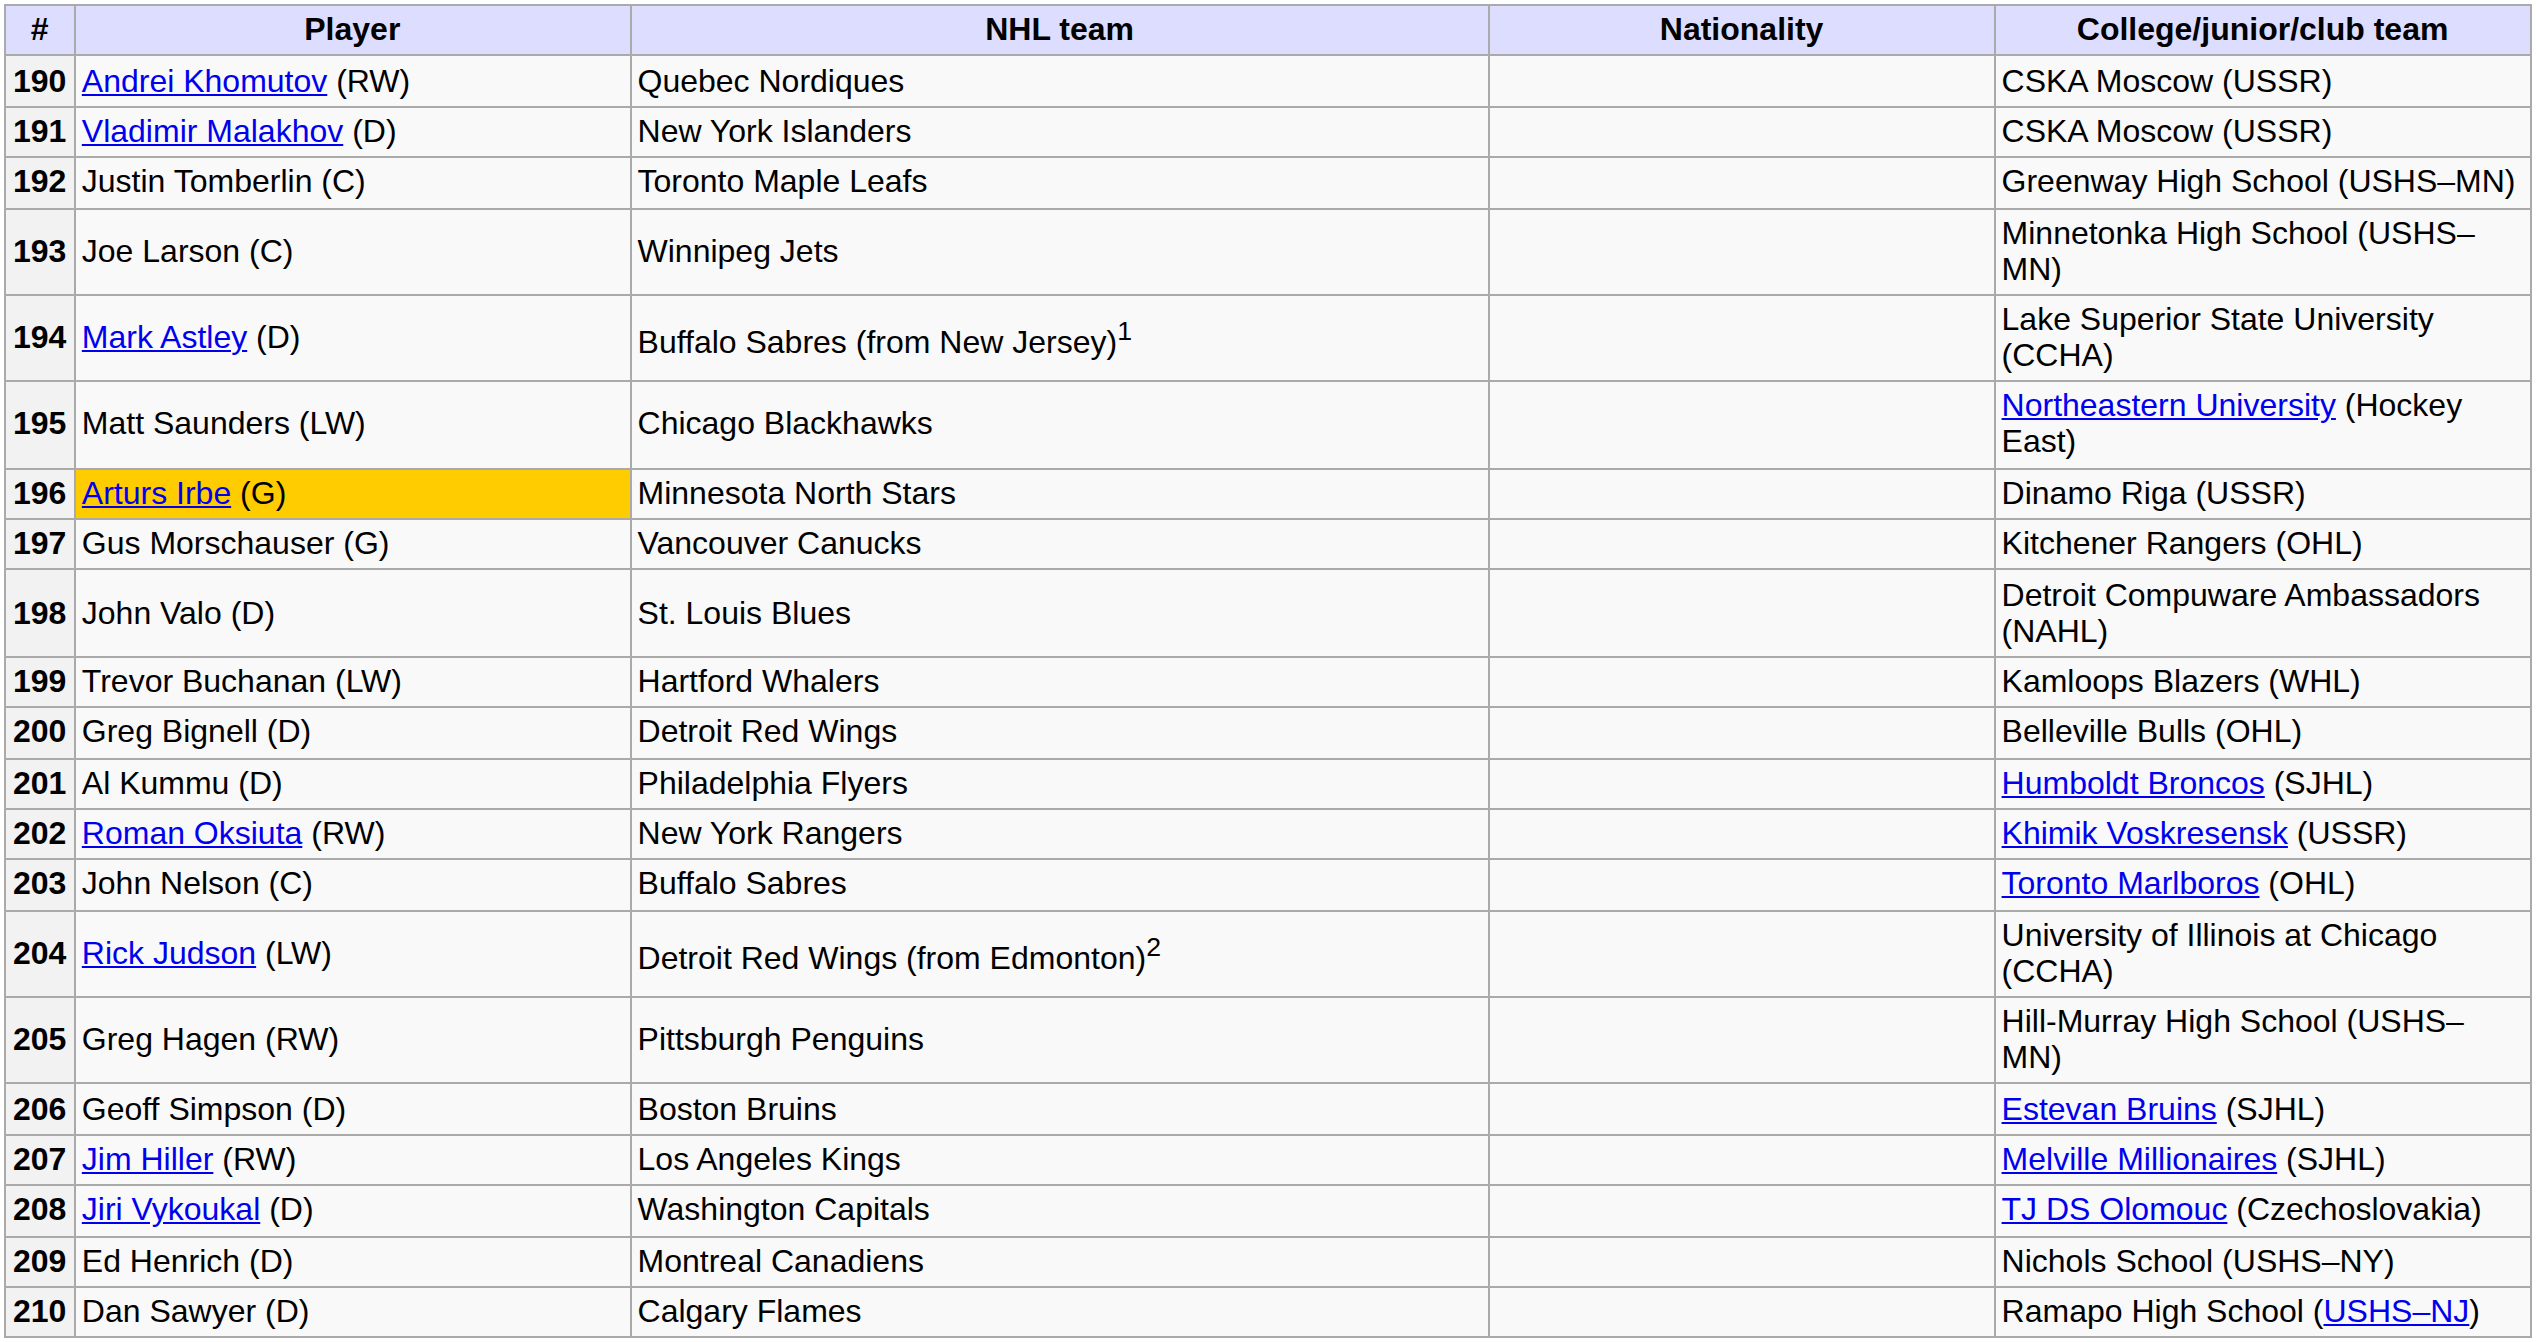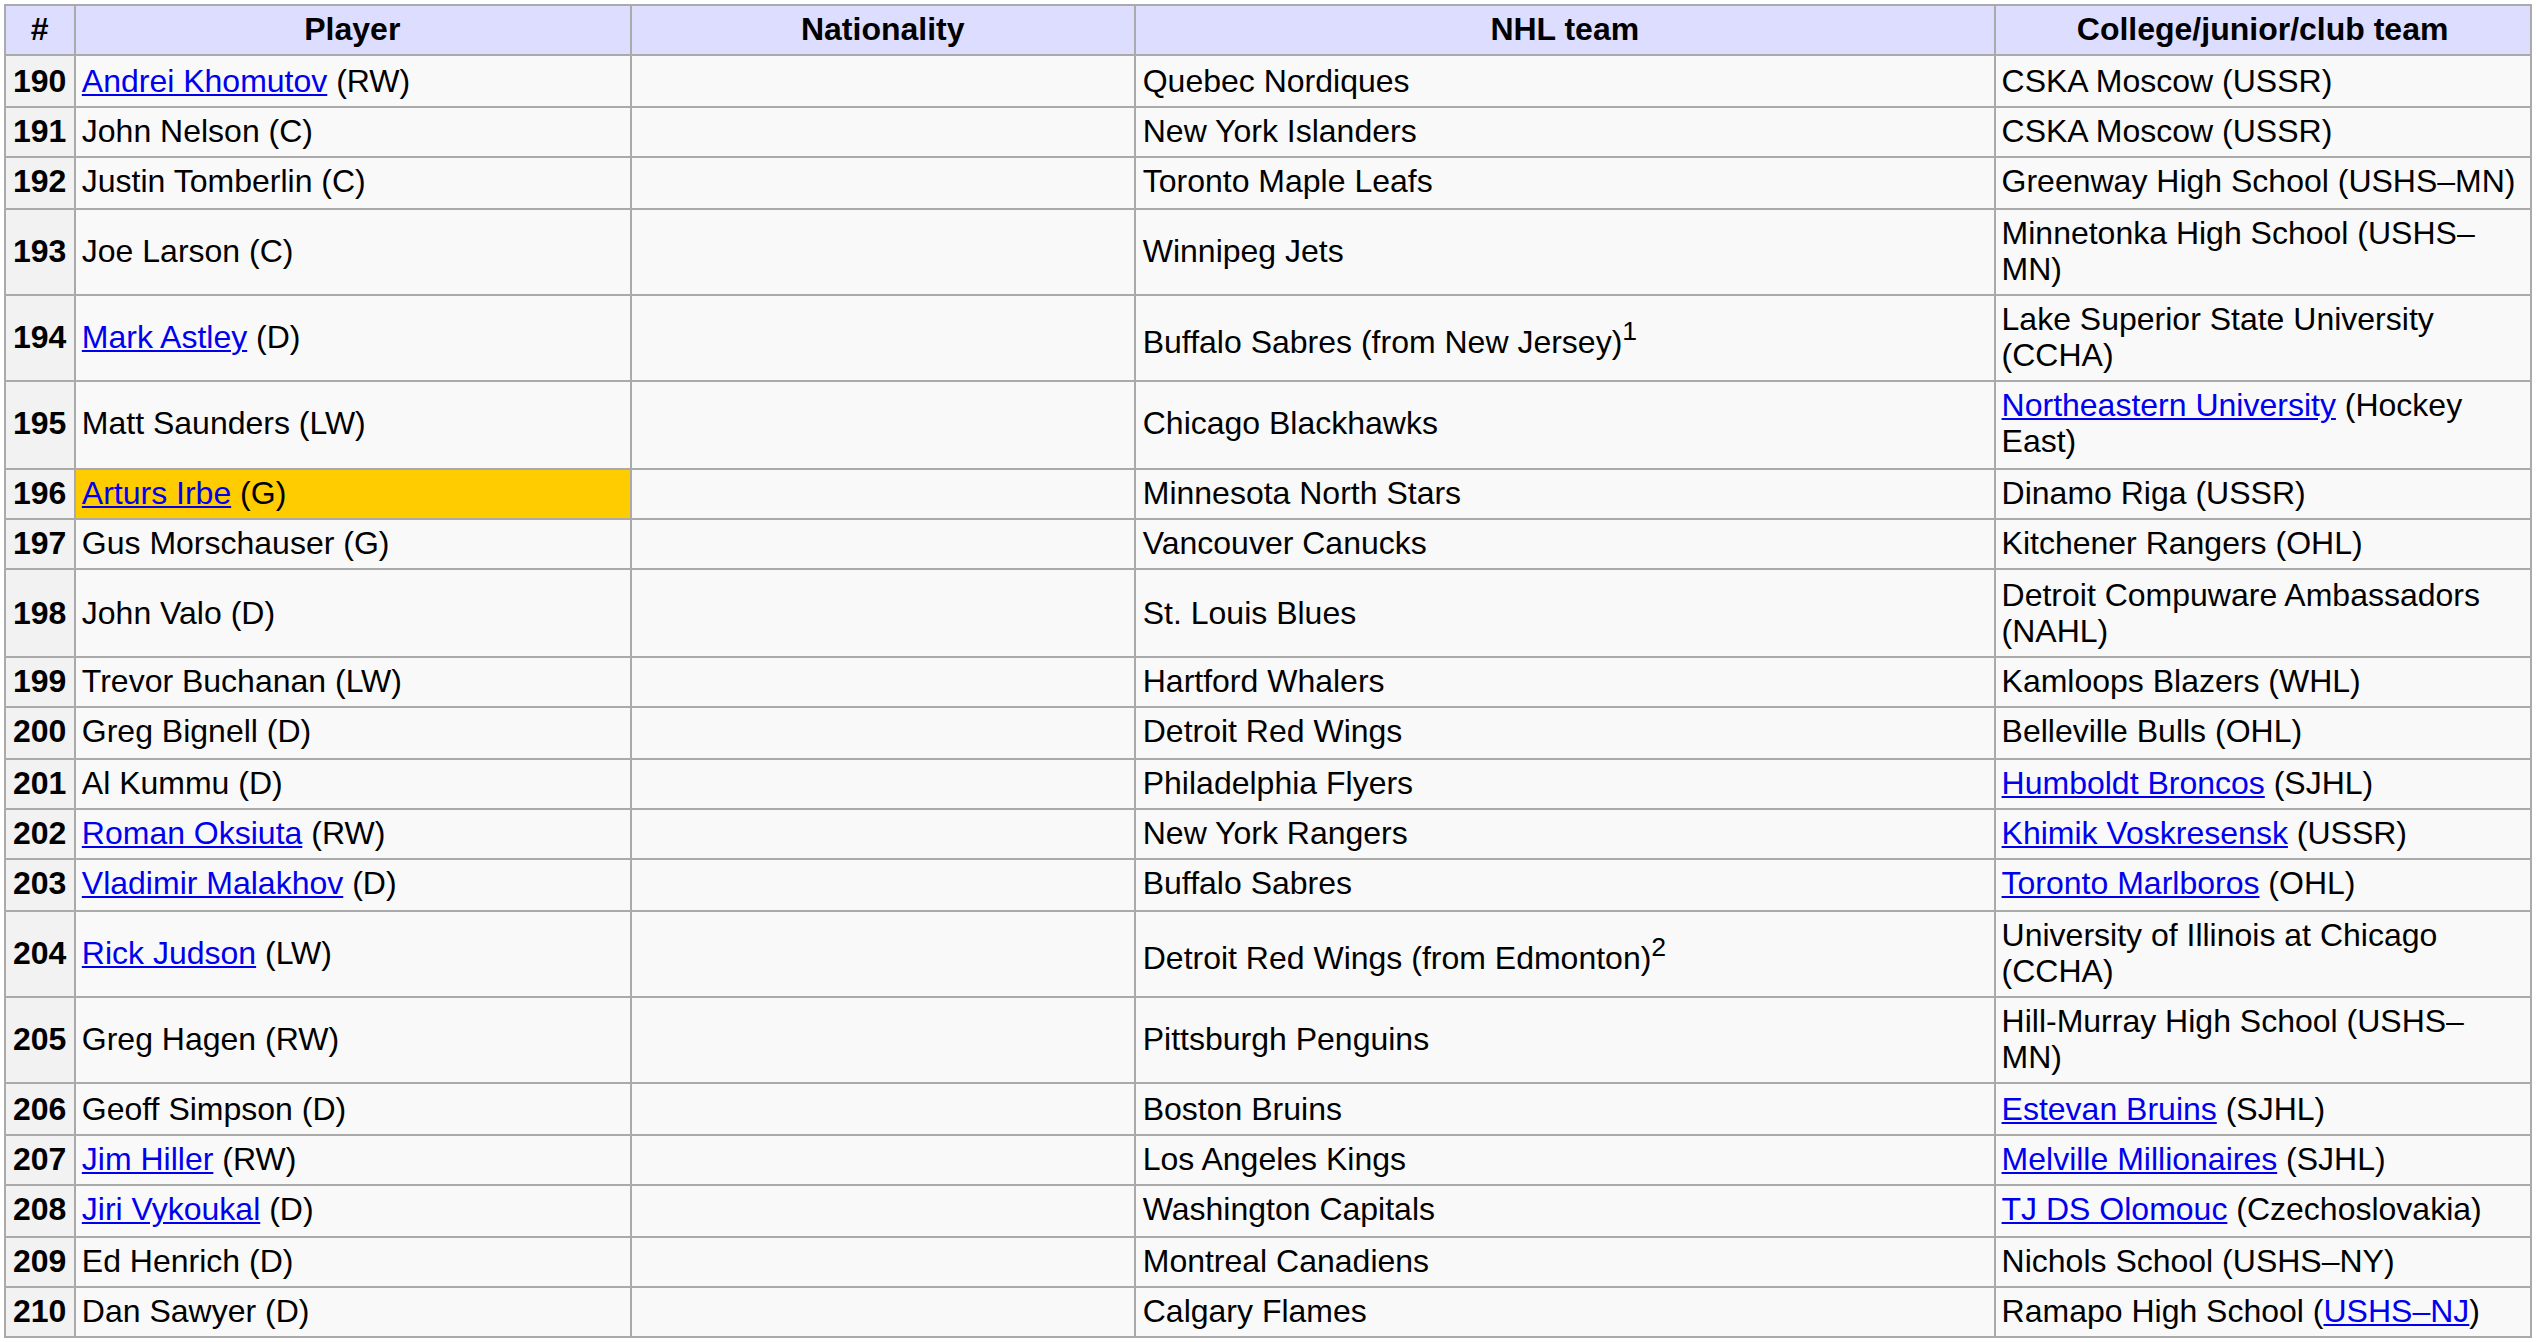columns swapped: (1742, 29) <-> (1060, 29)
(239, 131) Vladimir Malakhov (D) -> (197, 131) John Nelson (C)
(197, 884) John Nelson (C) -> (239, 884) Vladimir Malakhov (D)
